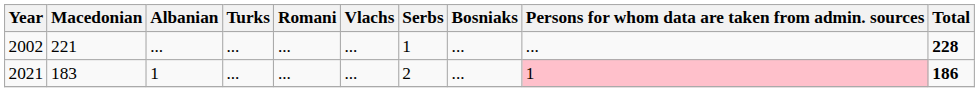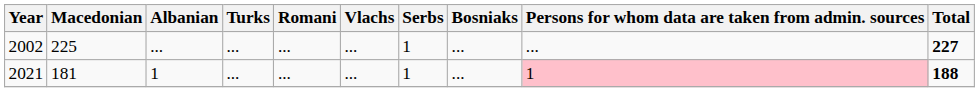(64, 45) 221 -> (64, 45) 225
(945, 45) 228 -> (945, 45) 227
(64, 73) 183 -> (64, 73) 181
(407, 73) 2 -> (407, 73) 1
(945, 73) 186 -> (945, 73) 188
